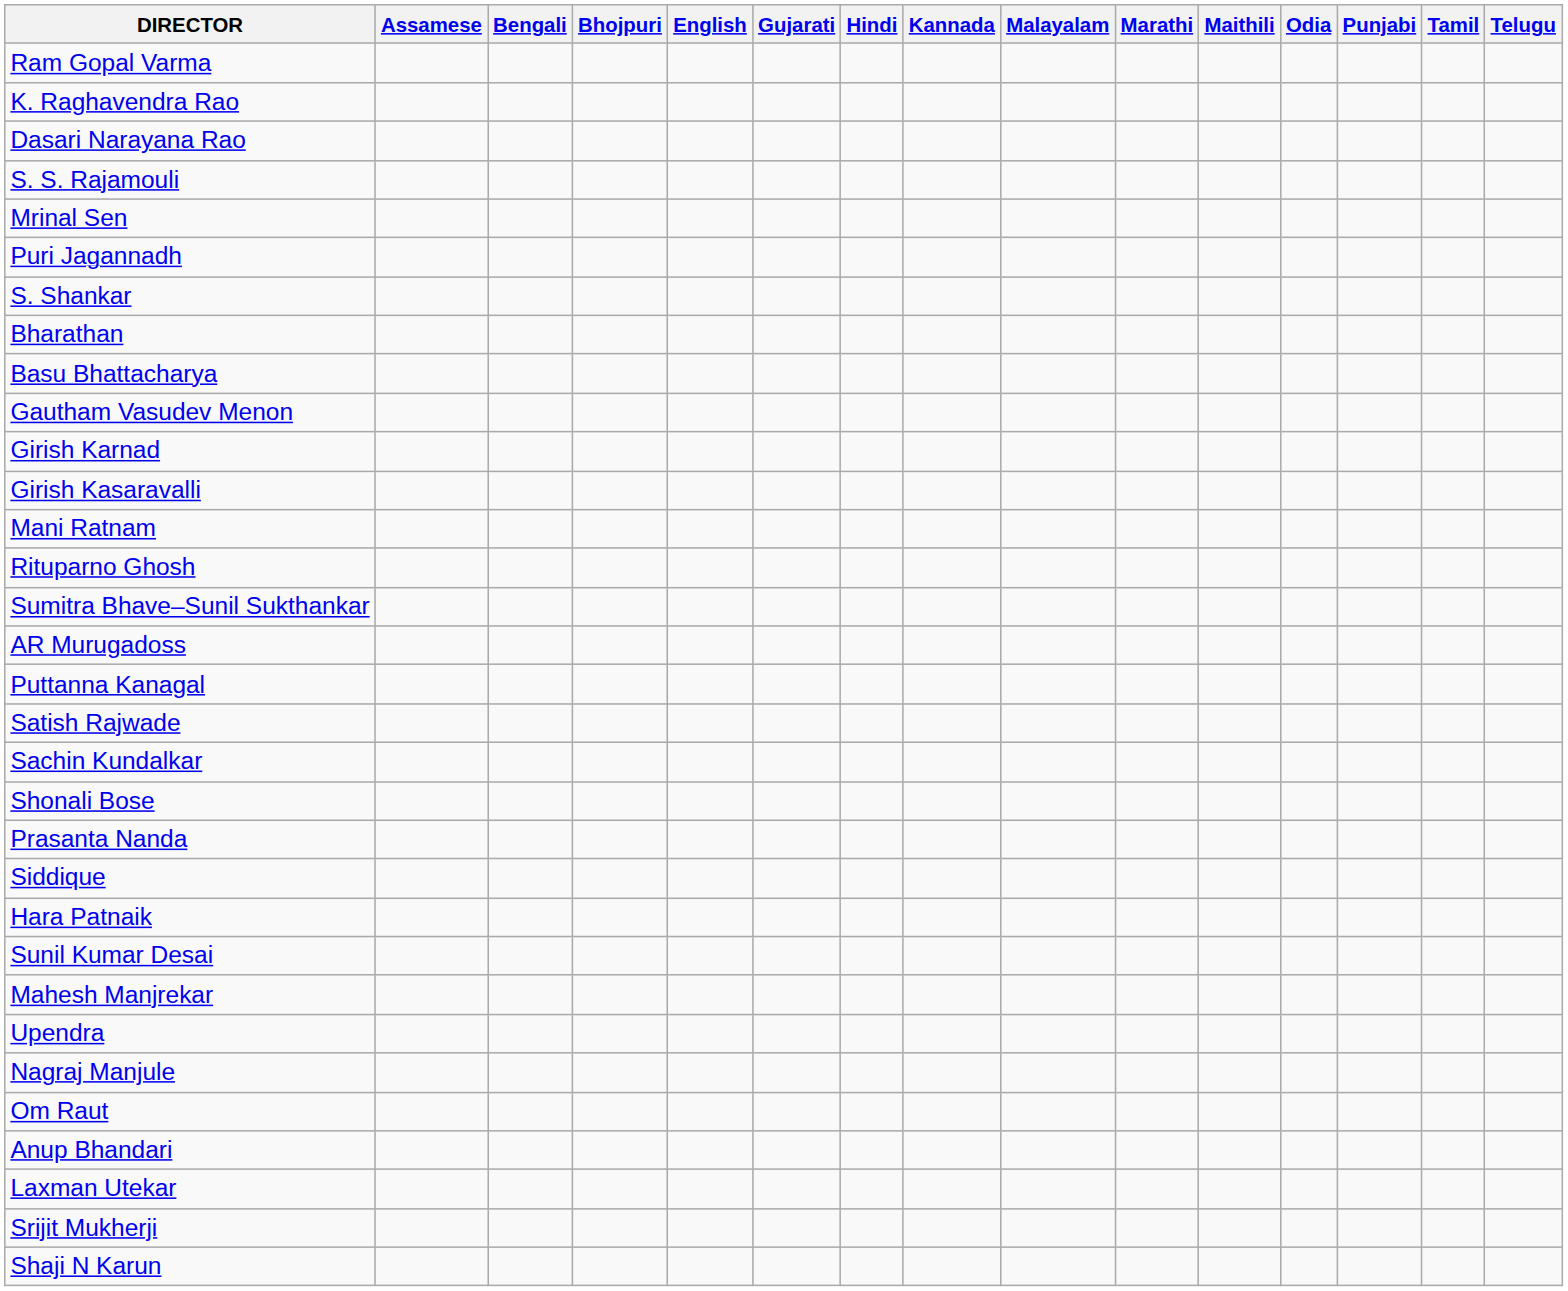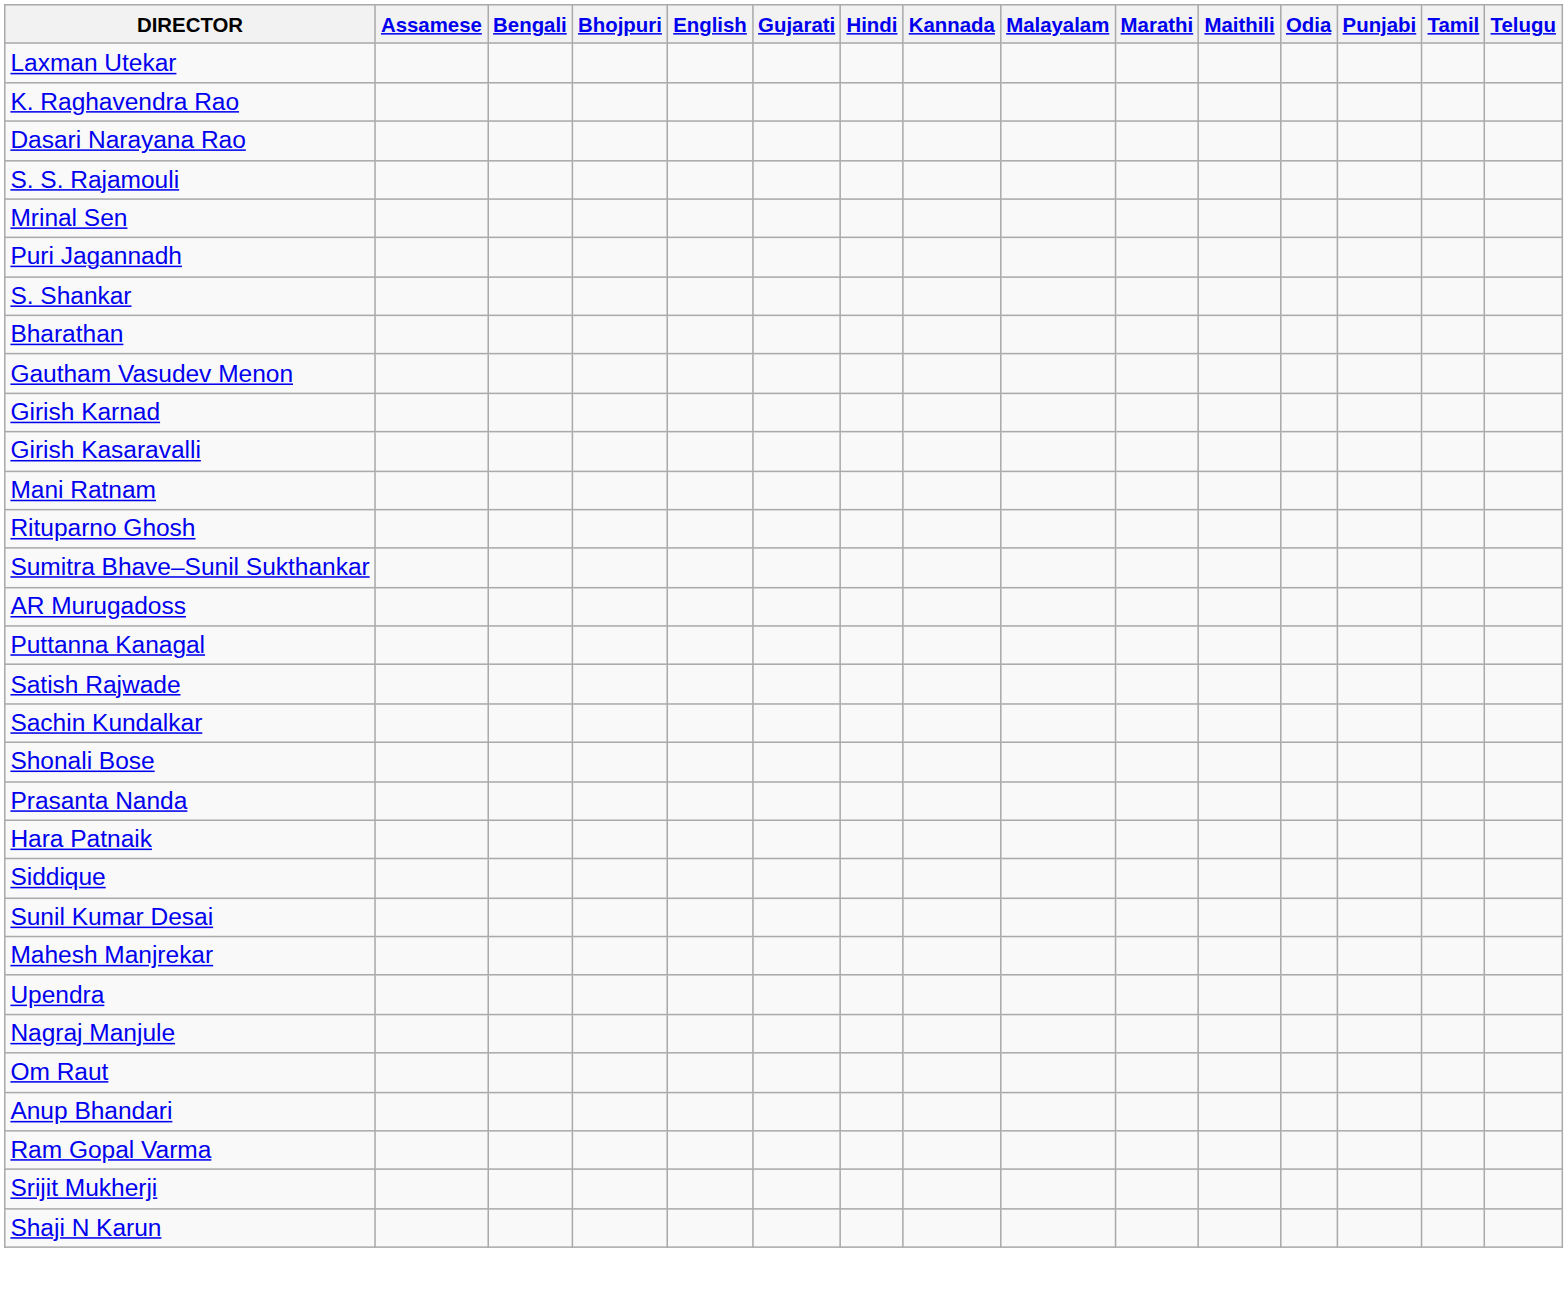rows swapped: (111, 62) <-> (93, 1188)
- row: (114, 373)
rows swapped: (81, 916) <-> (58, 878)
